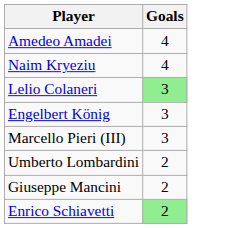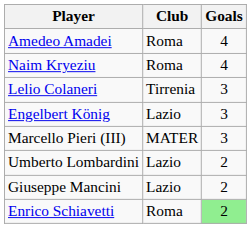+ column: (172, 16)
(165, 89) lightgreen background -> (224, 89) no background
